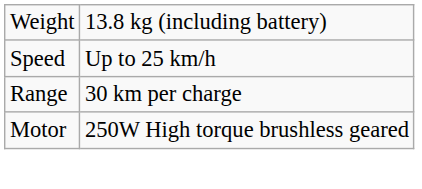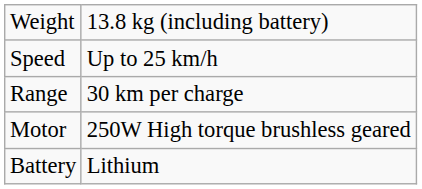+ row: (43, 165)
